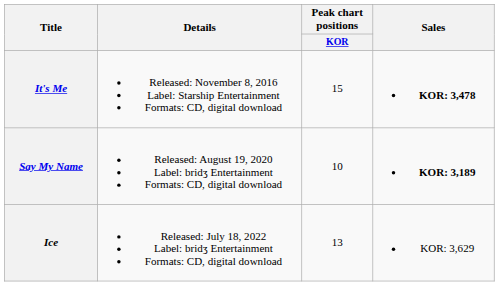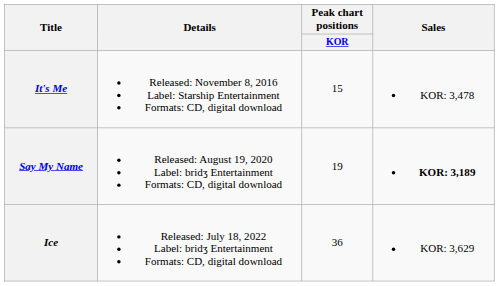(433, 95) bold -> (433, 95) normal
(337, 166) 10 -> (337, 166) 19
(337, 242) 13 -> (337, 242) 36
